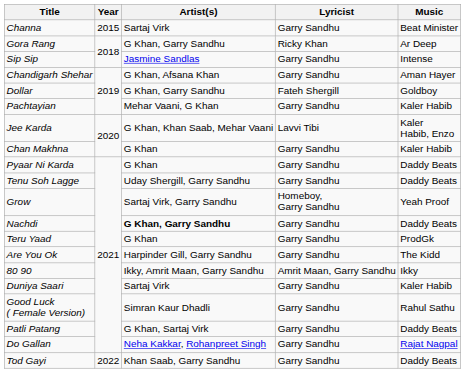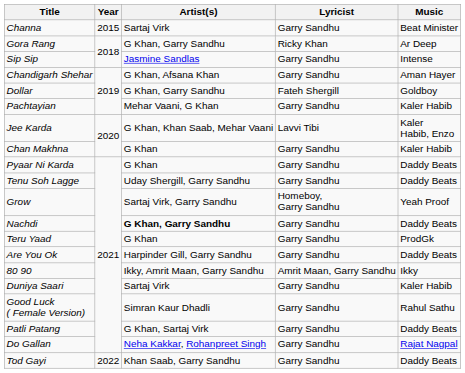(420, 254) The Kidd -> (429, 254) Daddy Beats
